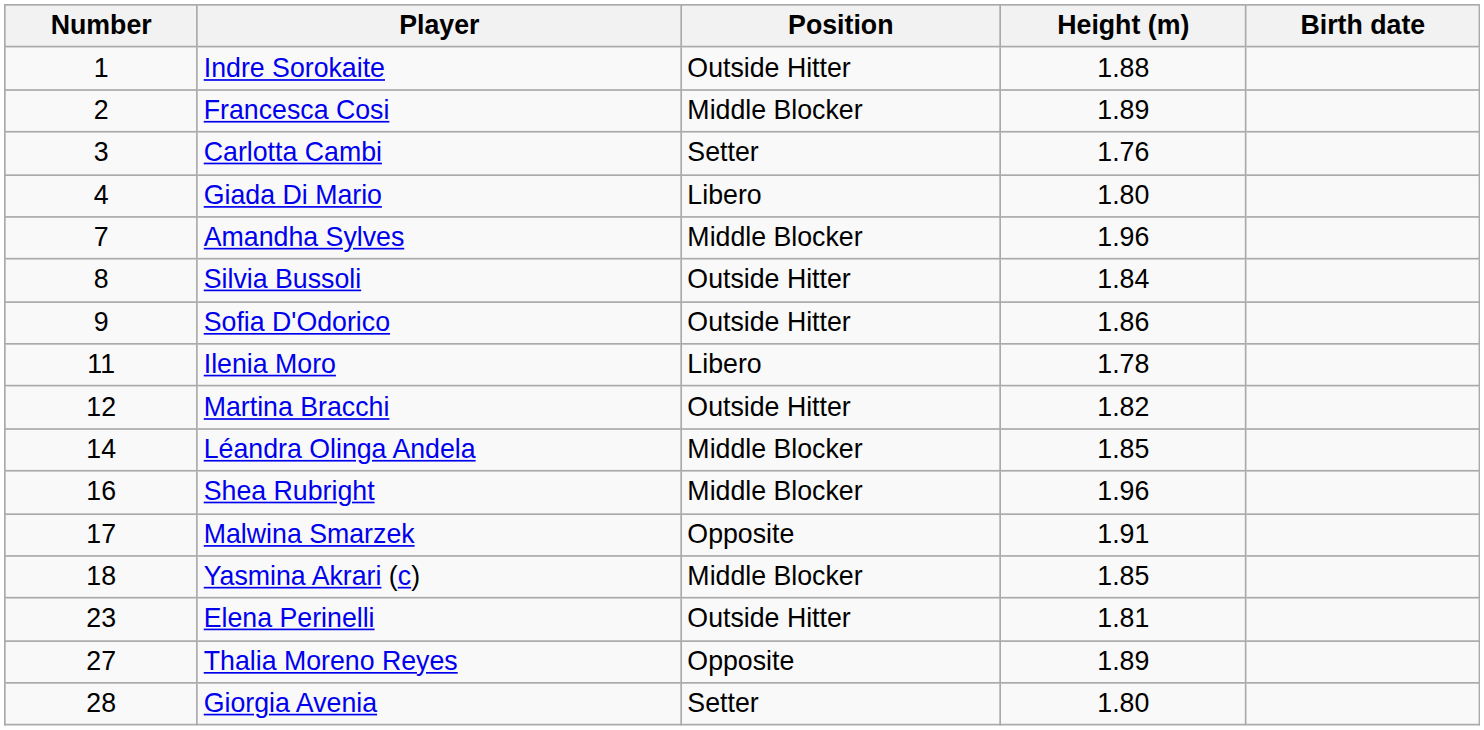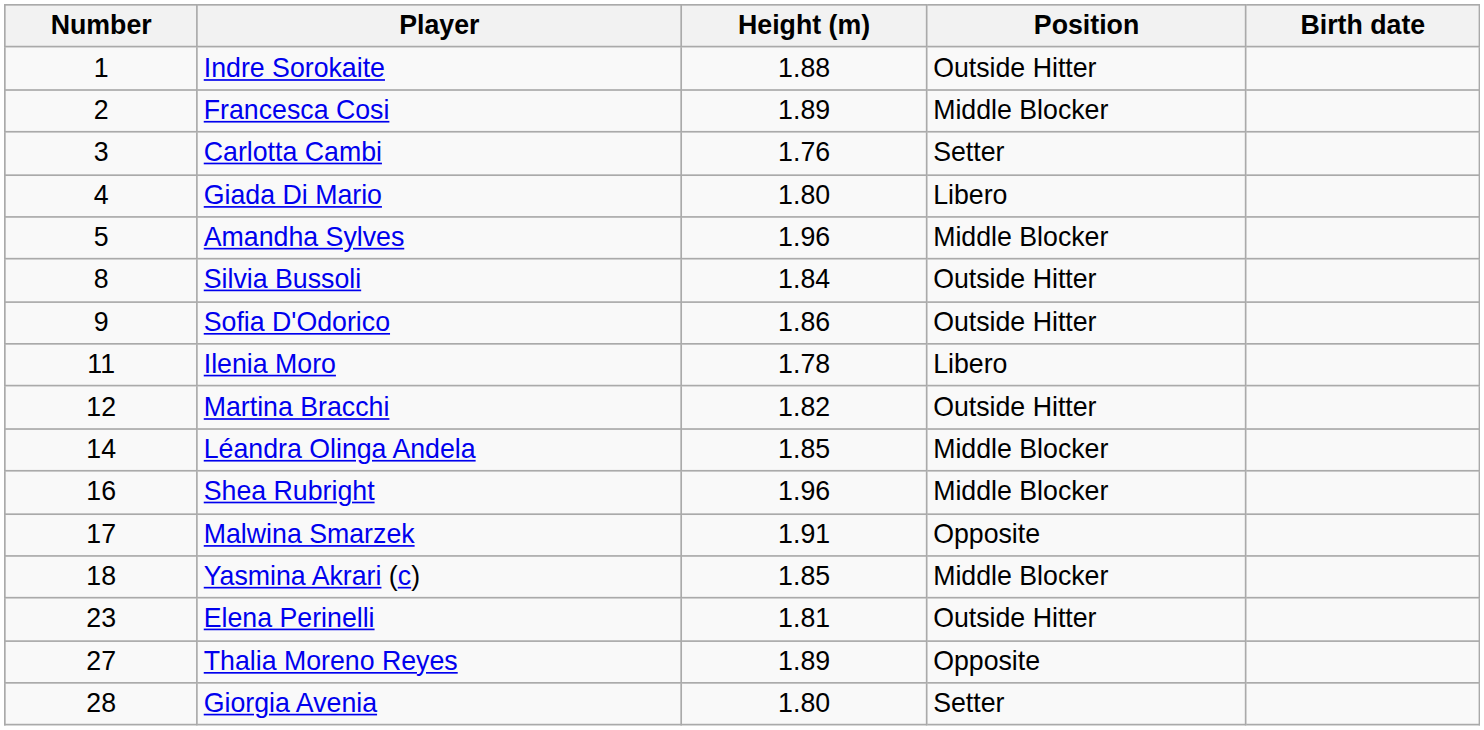columns swapped: (841, 25) <-> (1123, 25)
(101, 237) 7 -> (101, 237) 5
